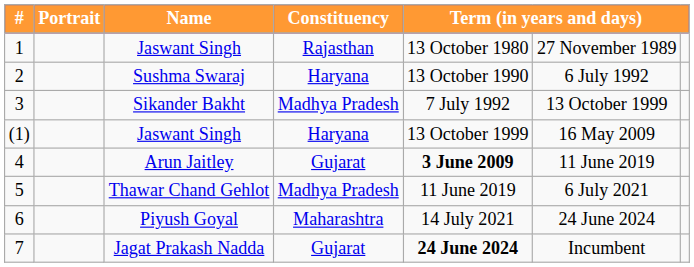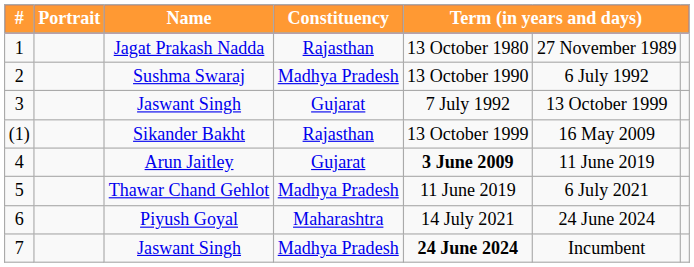(189, 47) Jaswant Singh -> (189, 47) Jagat Prakash Nadda
(338, 76) Haryana -> (338, 76) Madhya Pradesh
(189, 104) Sikander Bakht -> (189, 104) Jaswant Singh
(338, 104) Madhya Pradesh -> (338, 104) Gujarat
(189, 133) Jaswant Singh -> (189, 133) Sikander Bakht
(338, 133) Haryana -> (338, 133) Rajasthan
(189, 248) Jagat Prakash Nadda -> (189, 248) Jaswant Singh
(338, 248) Gujarat -> (338, 248) Madhya Pradesh
